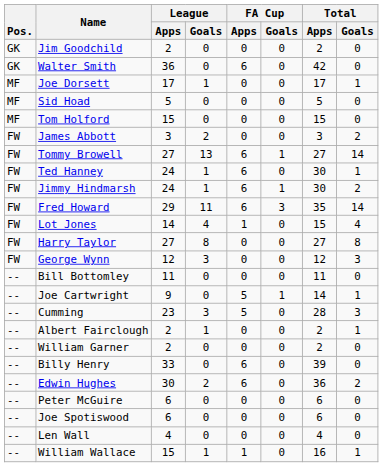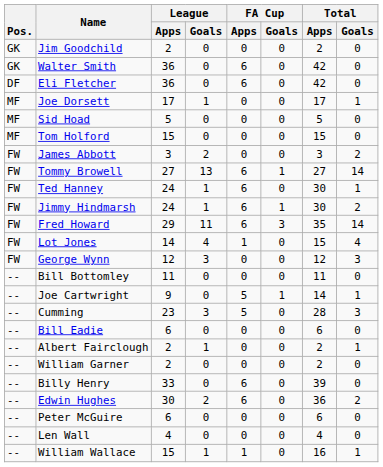+ row: (77, 84)
- row: (77, 242)
+ row: (71, 330)
- row: (84, 418)
